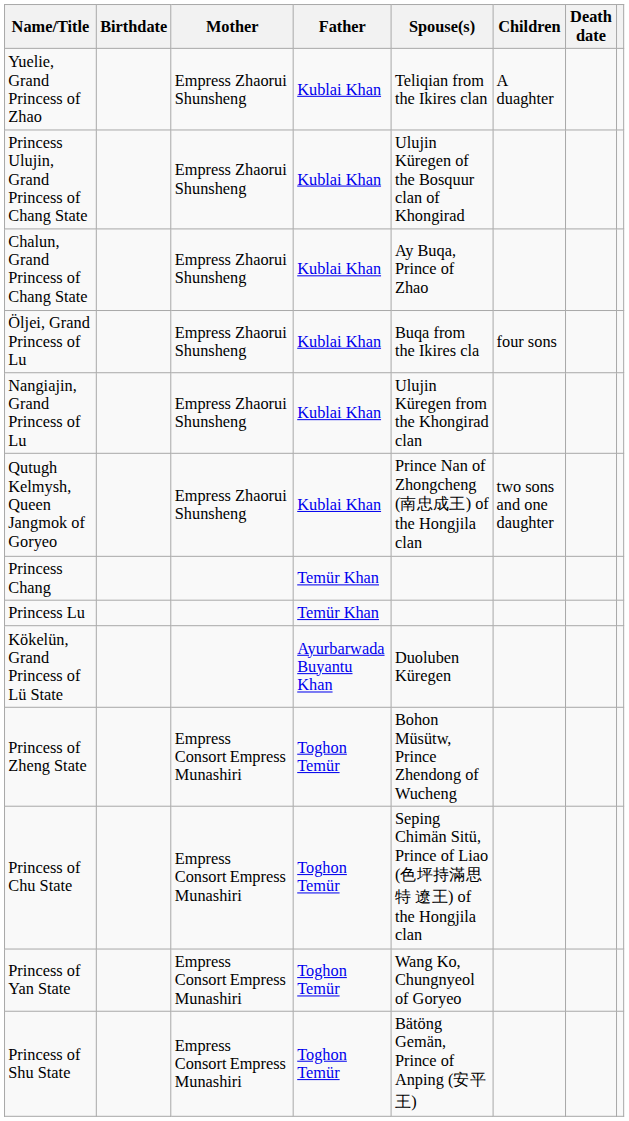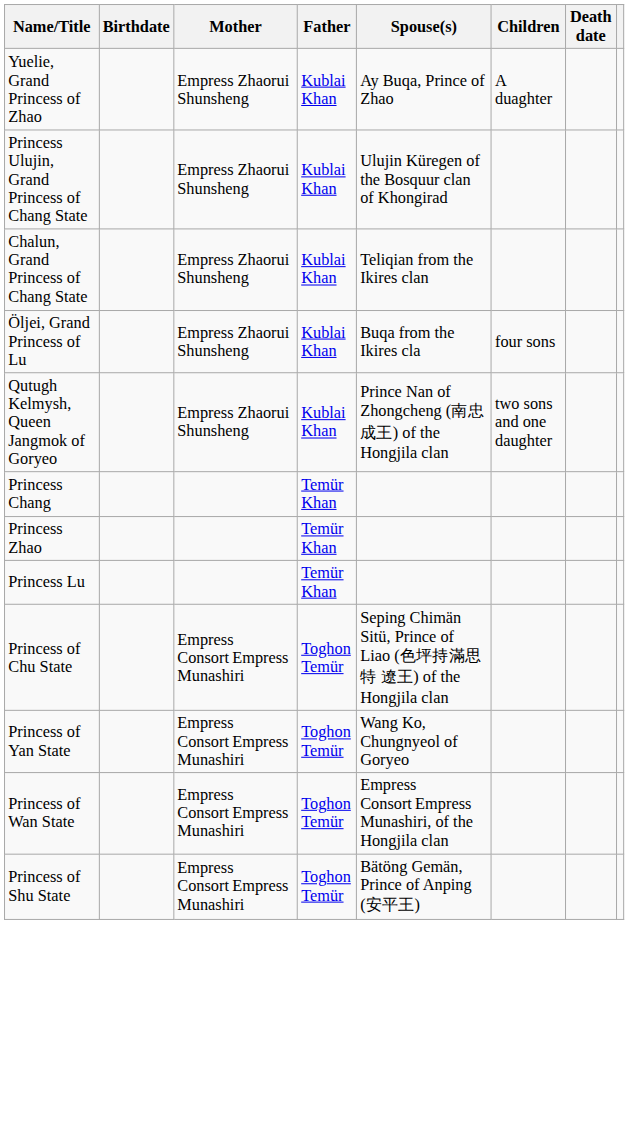(441, 89) Teliqian from the Ikires clan -> (422, 89) Ay Buqa, Prince of Zhao
(425, 269) Ay Buqa, Prince of Zhao -> (417, 269) Teliqian from the Ikires clan
- row: (44, 413)
+ row: (35, 538)
- row: (44, 666)
- row: (47, 756)
+ row: (44, 813)
